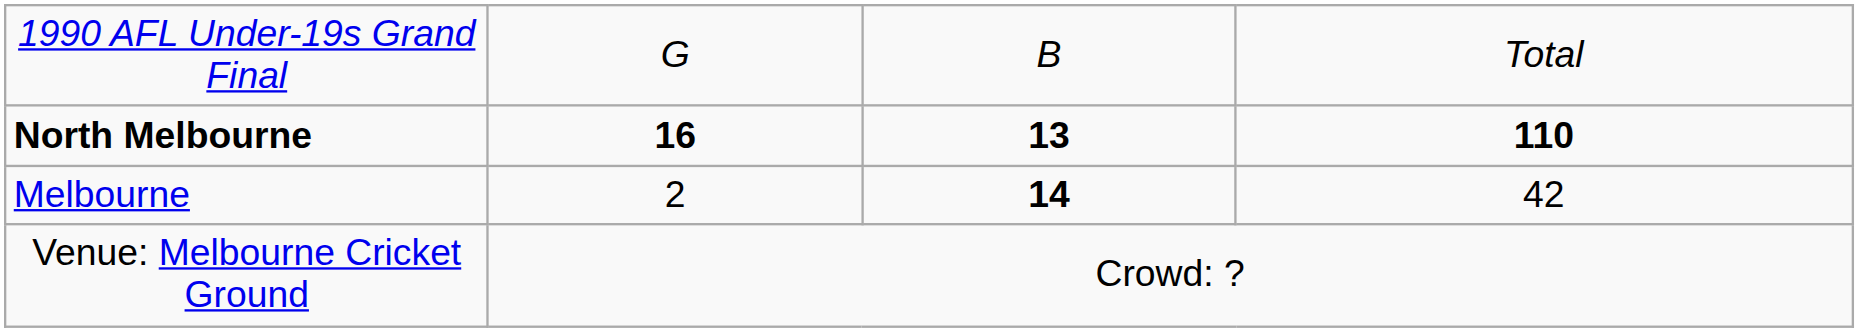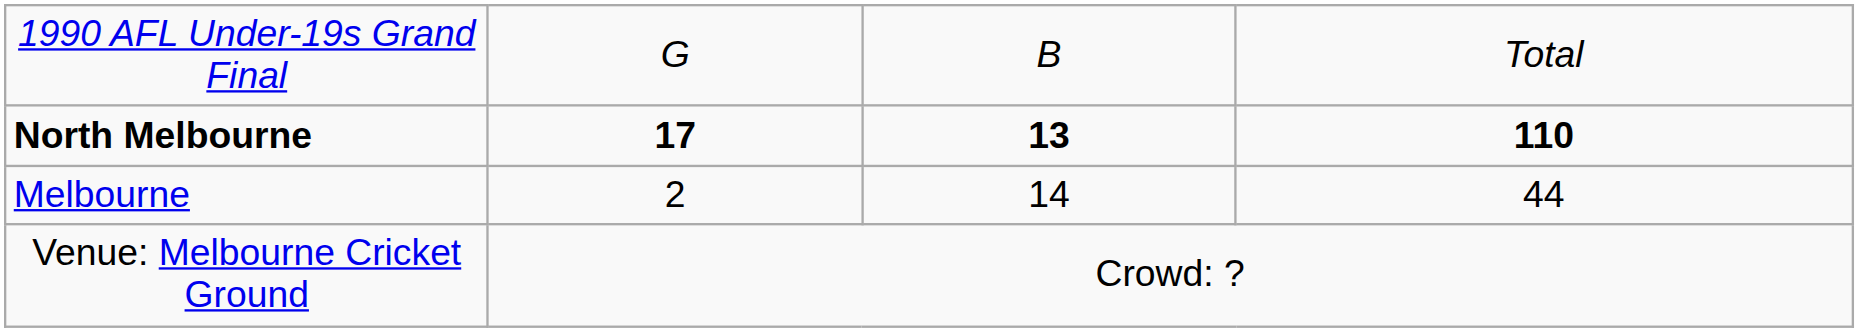(675, 135) 16 -> (675, 135) 17
(1049, 194) bold -> (1049, 194) normal
(1544, 194) 42 -> (1544, 194) 44
